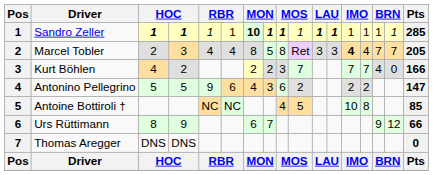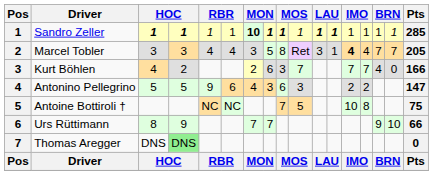(153, 50) 2 -> (153, 50) 3
(254, 50) 8 -> (254, 50) 3
(334, 50) 3 -> (334, 50) 1
(270, 69) 2 -> (270, 69) 6
(300, 87) 2 -> (300, 87) 3
(282, 105) 4 -> (282, 105) 7
(416, 105) 85 -> (416, 105) 75
(254, 124) 6 -> (254, 124) 7
(394, 124) 12 -> (394, 124) 10
(184, 142) no background -> (184, 142) lightgreen background
